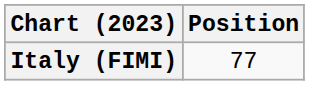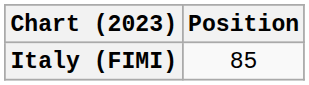(244, 61) 77 -> (244, 61) 85
